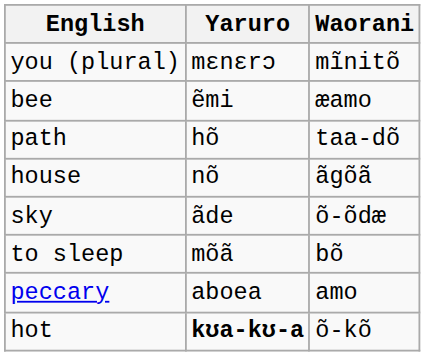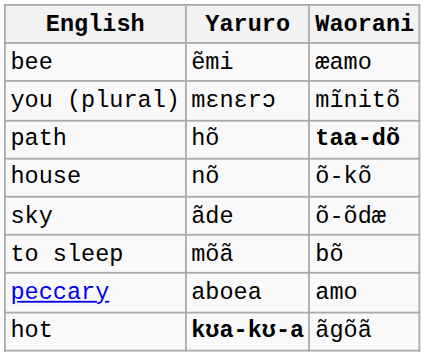rows swapped: (95, 62) <-> (32, 101)
(358, 139) normal -> (358, 139) bold
(344, 177) ãgõã -> (344, 177) õ-kõ
(344, 331) õ-kõ -> (344, 331) ãgõã
